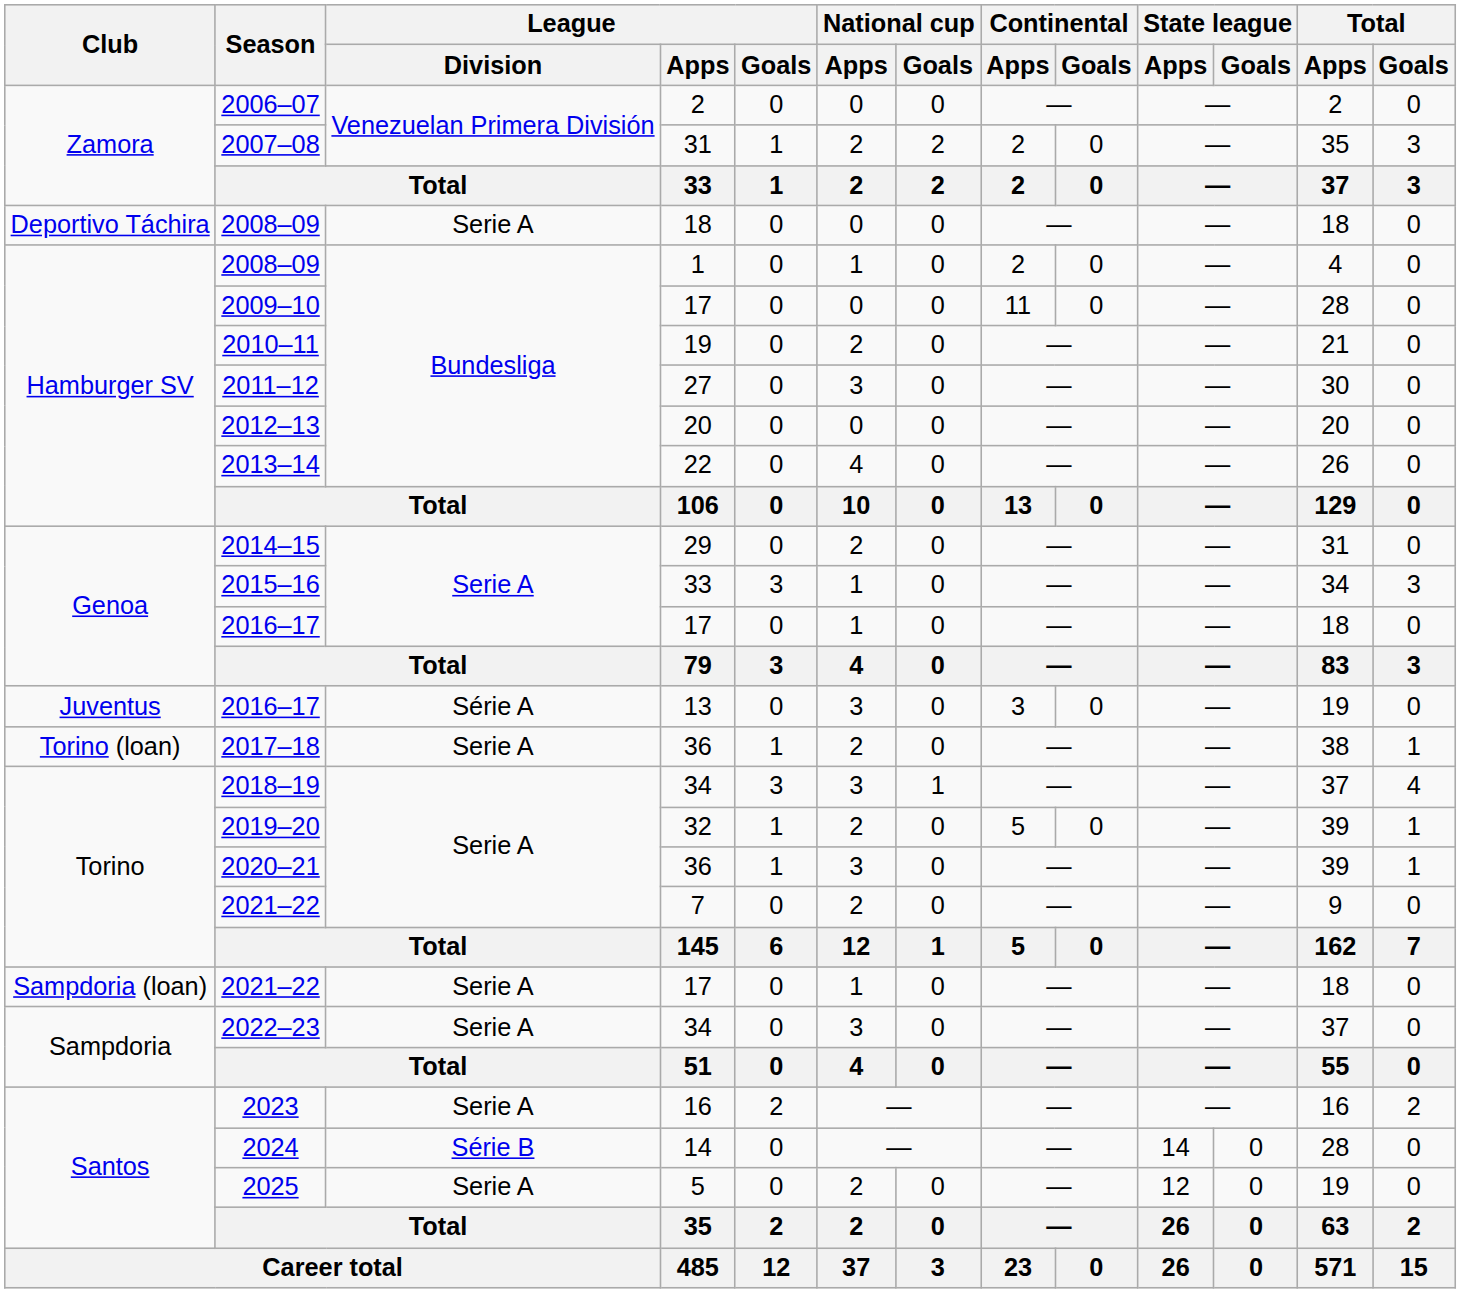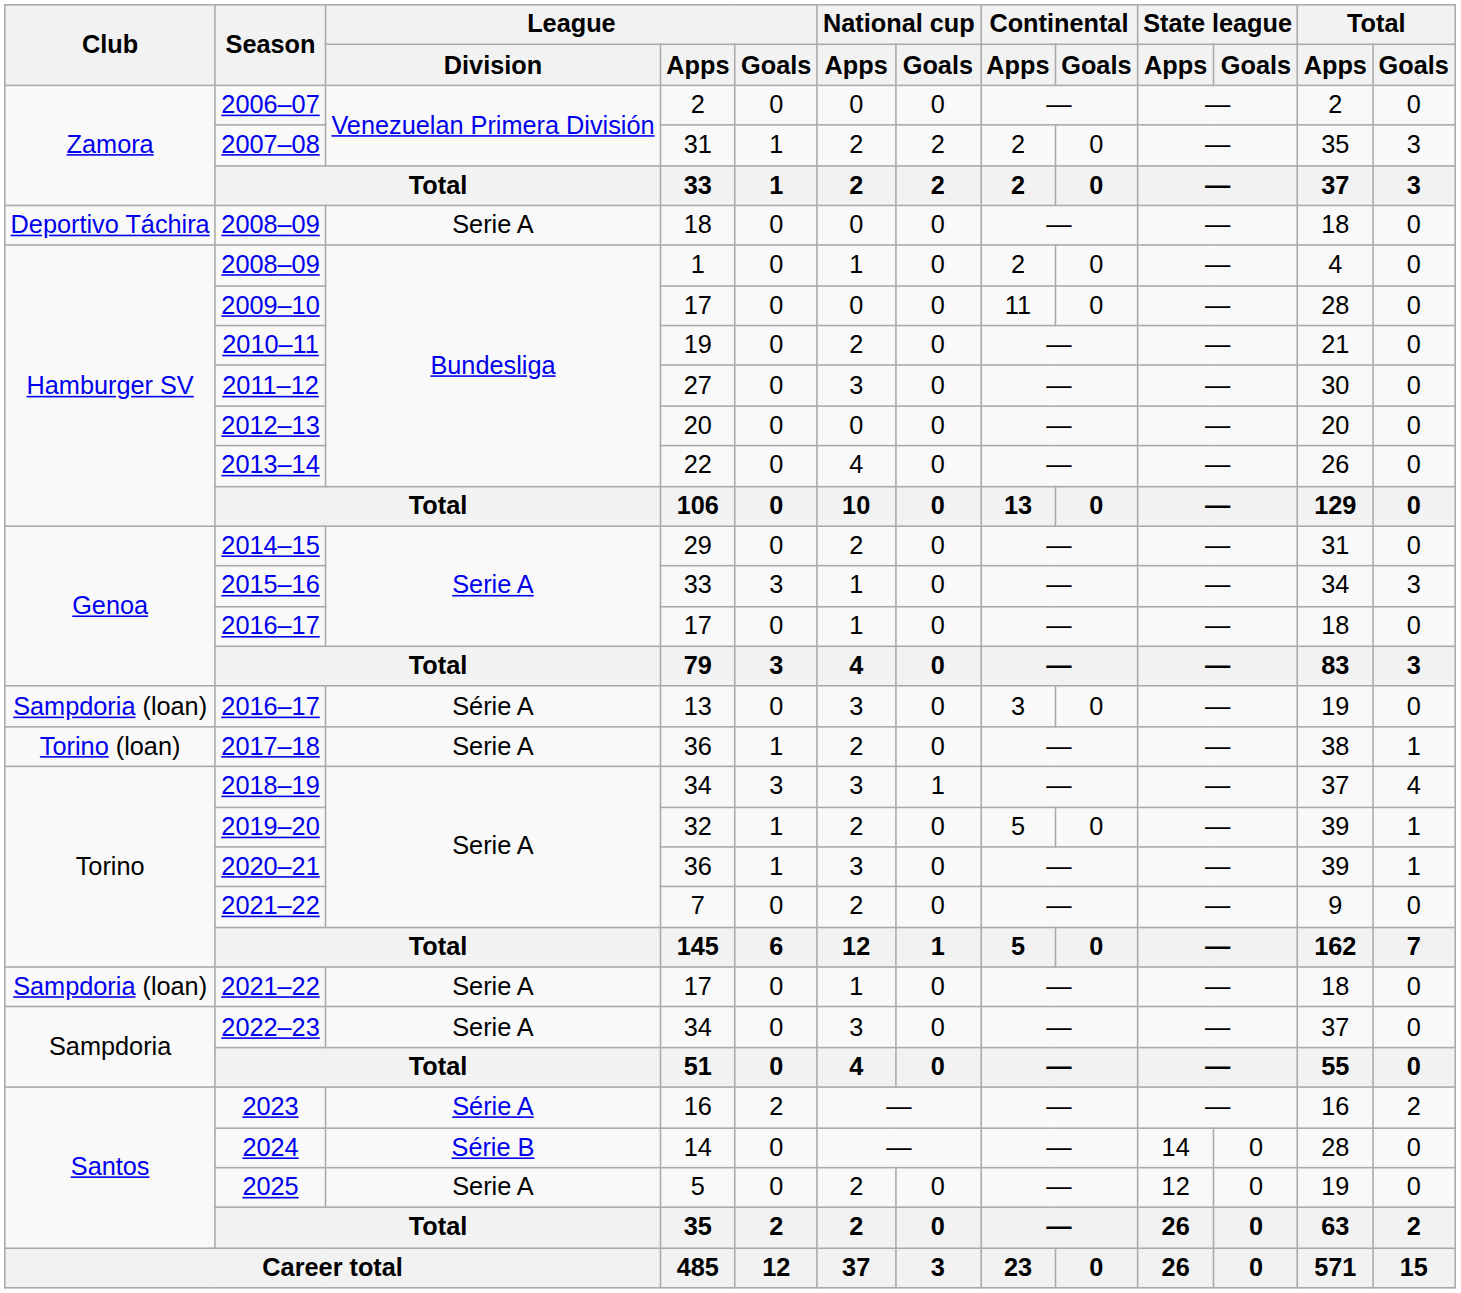(110, 706) Juventus -> (110, 706) Sampdoria (loan)
(493, 1107) Serie A -> (493, 1107) Série A
